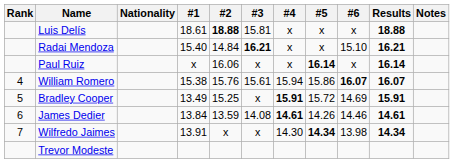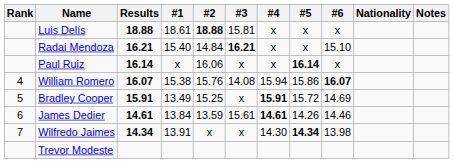columns swapped: (148, 13) <-> (392, 13)
(258, 81) 15.61 -> (241, 81) 14.08
(258, 116) 14.08 -> (241, 116) 15.61
